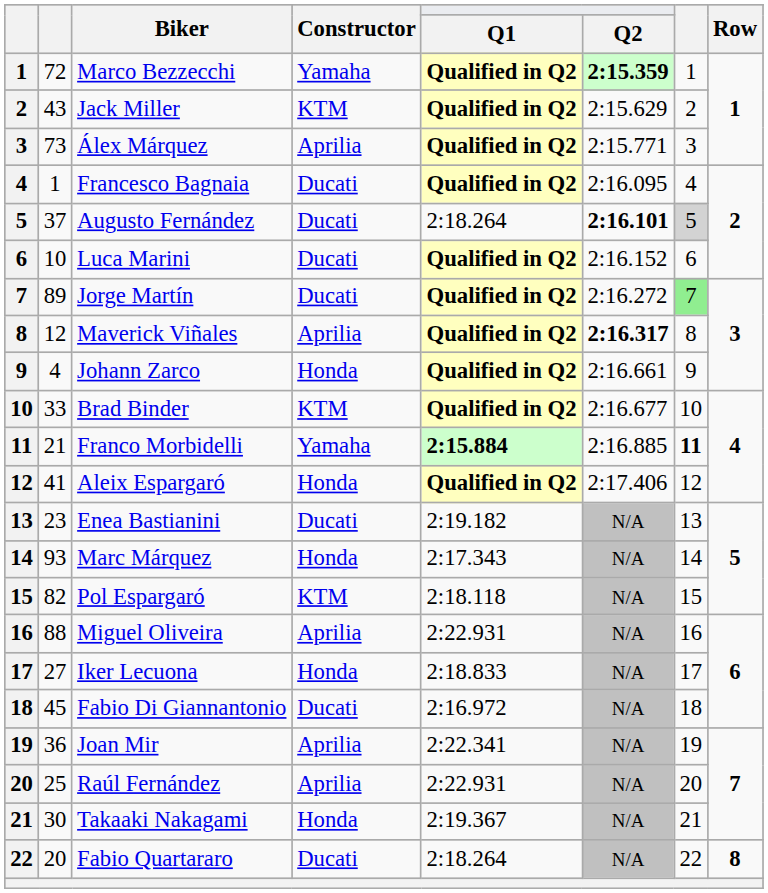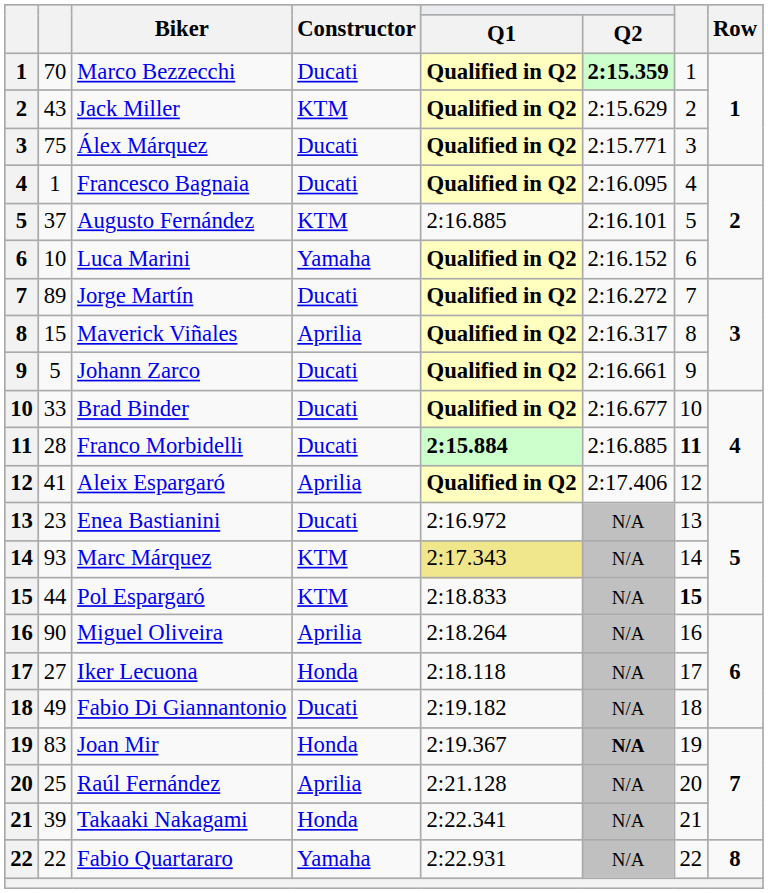(55, 71) 72 -> (55, 71) 70
(334, 71) Yamaha -> (327, 71) Ducati
(55, 145) 73 -> (55, 145) 75
(329, 145) Aprilia -> (327, 145) Ducati
(327, 220) Ducati -> (322, 220) KTM
(467, 220) 2:18.264 -> (467, 220) 2:16.885
(628, 220) bold -> (627, 220) normal
(691, 220) lightgrey background -> (691, 220) no background
(327, 258) Ducati -> (334, 258) Yamaha
(691, 295) lightgreen background -> (691, 295) no background
(55, 333) 12 -> (55, 333) 15
(628, 333) bold -> (627, 333) normal
(55, 370) 4 -> (55, 370) 5
(327, 370) Honda -> (327, 370) Ducati
(322, 408) KTM -> (327, 408) Ducati
(55, 445) 21 -> (55, 445) 28
(334, 445) Yamaha -> (327, 445) Ducati
(327, 483) Honda -> (329, 483) Aprilia
(467, 520) 2:19.182 -> (467, 520) 2:16.972
(327, 558) Honda -> (322, 558) KTM
(467, 558) no background -> (467, 558) khaki background
(55, 595) 82 -> (55, 595) 44
(466, 595) 2:18.118 -> (467, 595) 2:18.833
(691, 595) normal -> (691, 595) bold
(55, 633) 88 -> (55, 633) 90
(467, 633) 2:22.931 -> (467, 633) 2:18.264
(467, 670) 2:18.833 -> (466, 670) 2:18.118
(55, 708) 45 -> (55, 708) 49
(467, 708) 2:16.972 -> (467, 708) 2:19.182
(55, 745) 36 -> (55, 745) 83
(329, 745) Aprilia -> (327, 745) Honda
(467, 745) 2:22.341 -> (467, 745) 2:19.367
(628, 746) normal -> (628, 745) bold
(467, 782) 2:22.931 -> (467, 782) 2:21.128
(55, 820) 30 -> (55, 820) 39
(467, 820) 2:19.367 -> (467, 820) 2:22.341
(55, 857) 20 -> (55, 857) 22
(327, 857) Ducati -> (334, 857) Yamaha
(467, 857) 2:18.264 -> (467, 857) 2:22.931
